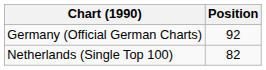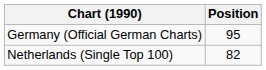(233, 34) 92 -> (233, 34) 95
